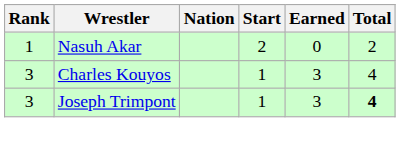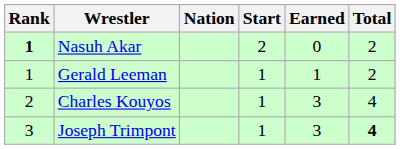(29, 46) normal -> (29, 46) bold
+ row: (112, 74)
(29, 74) 3 -> (29, 102) 2
